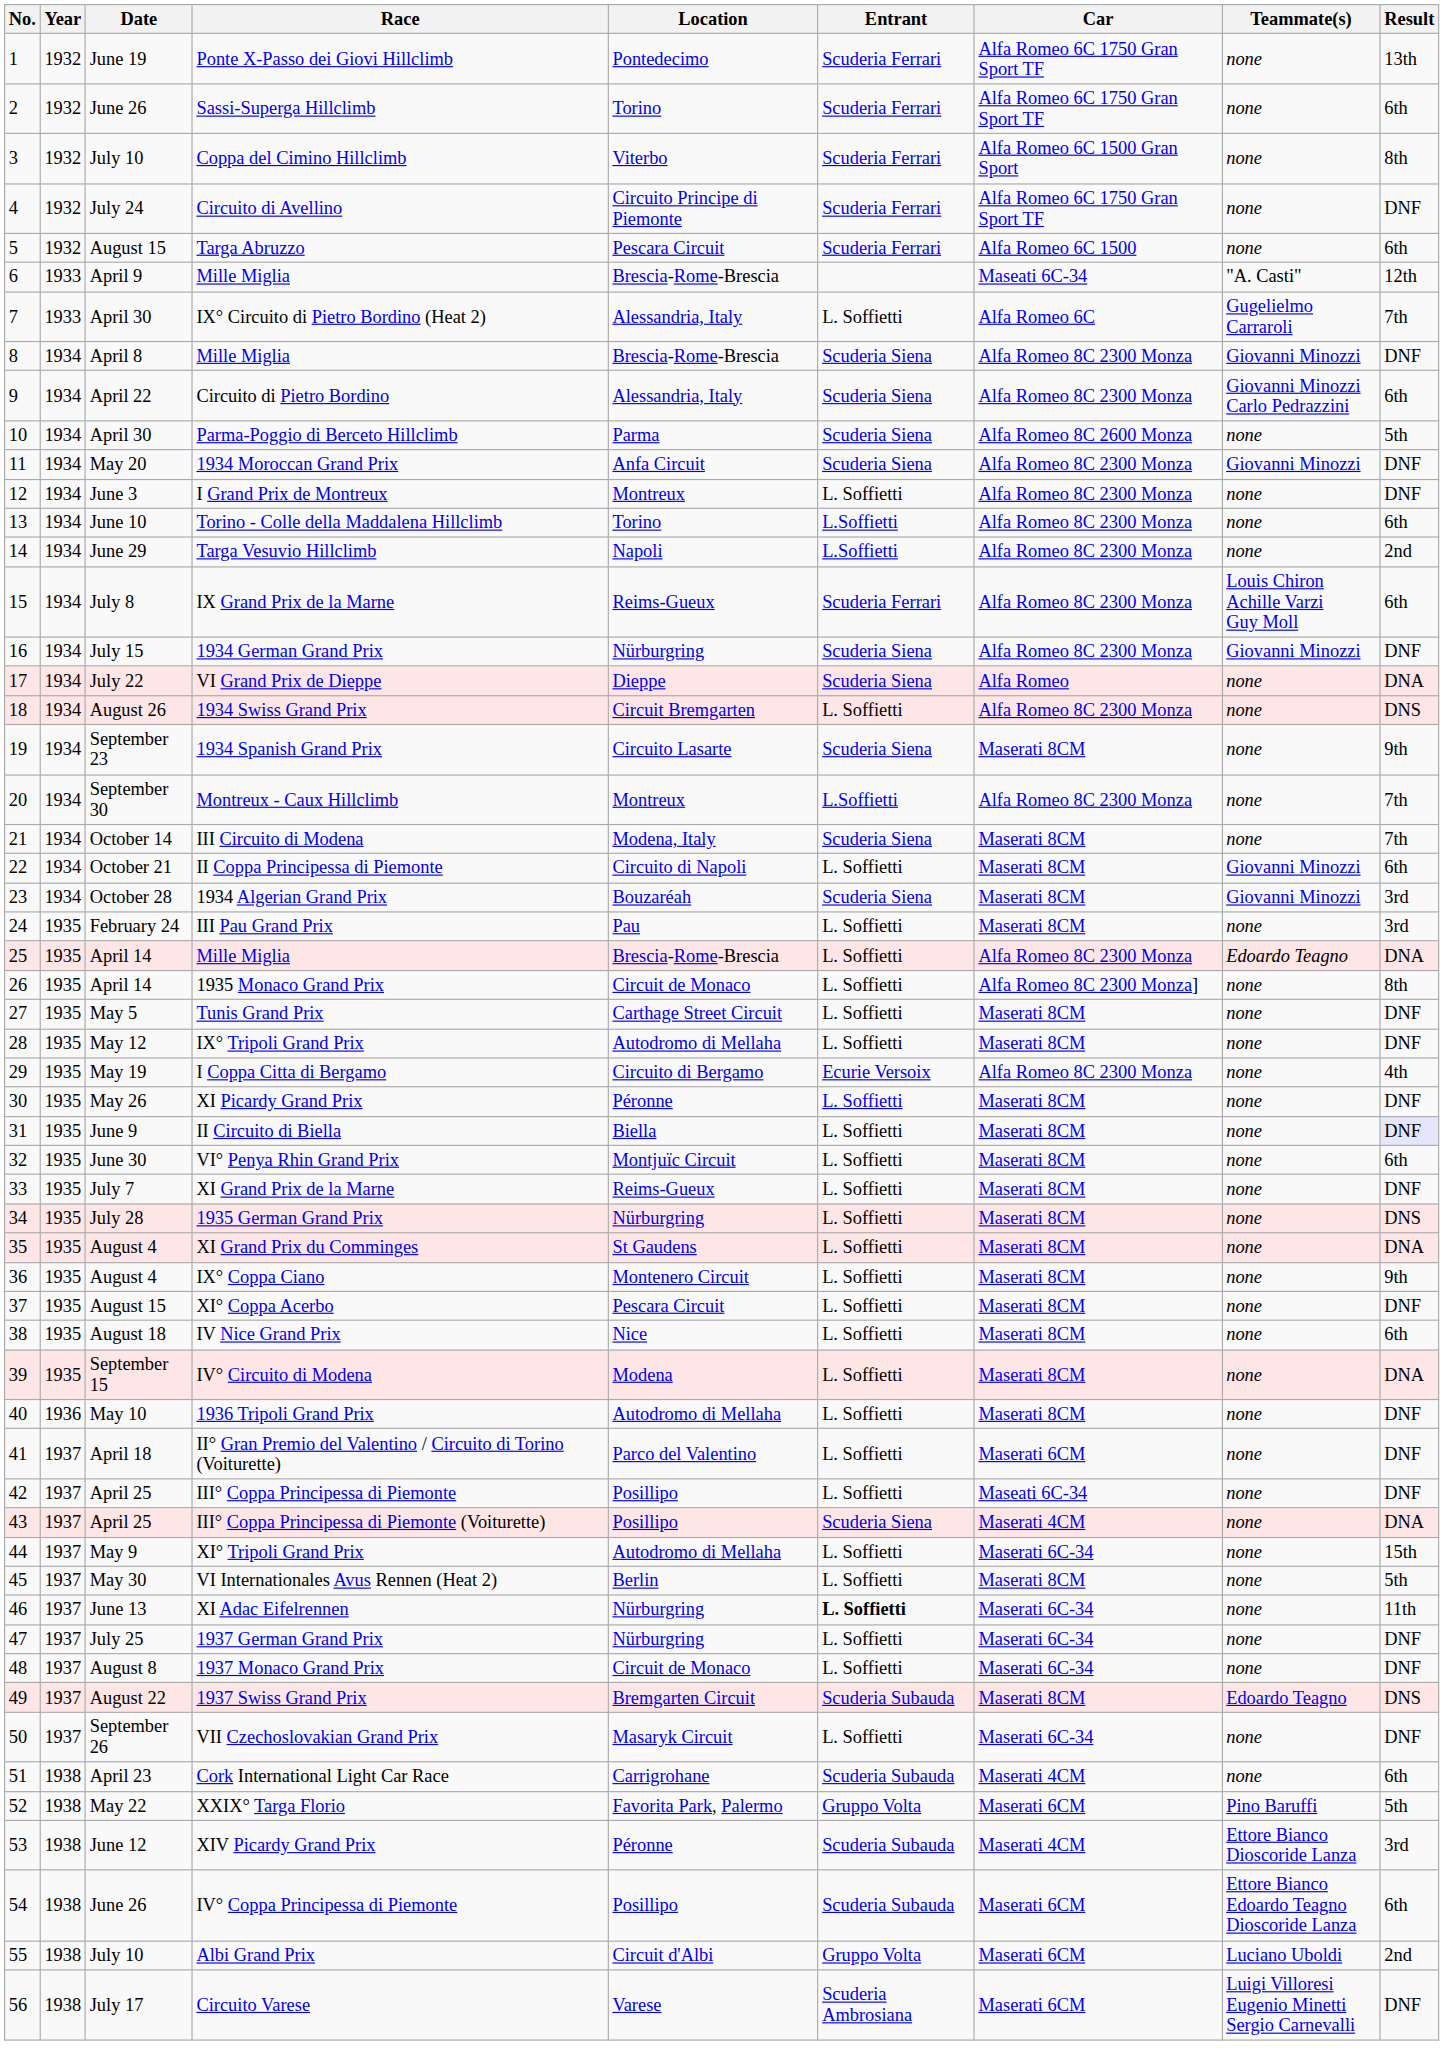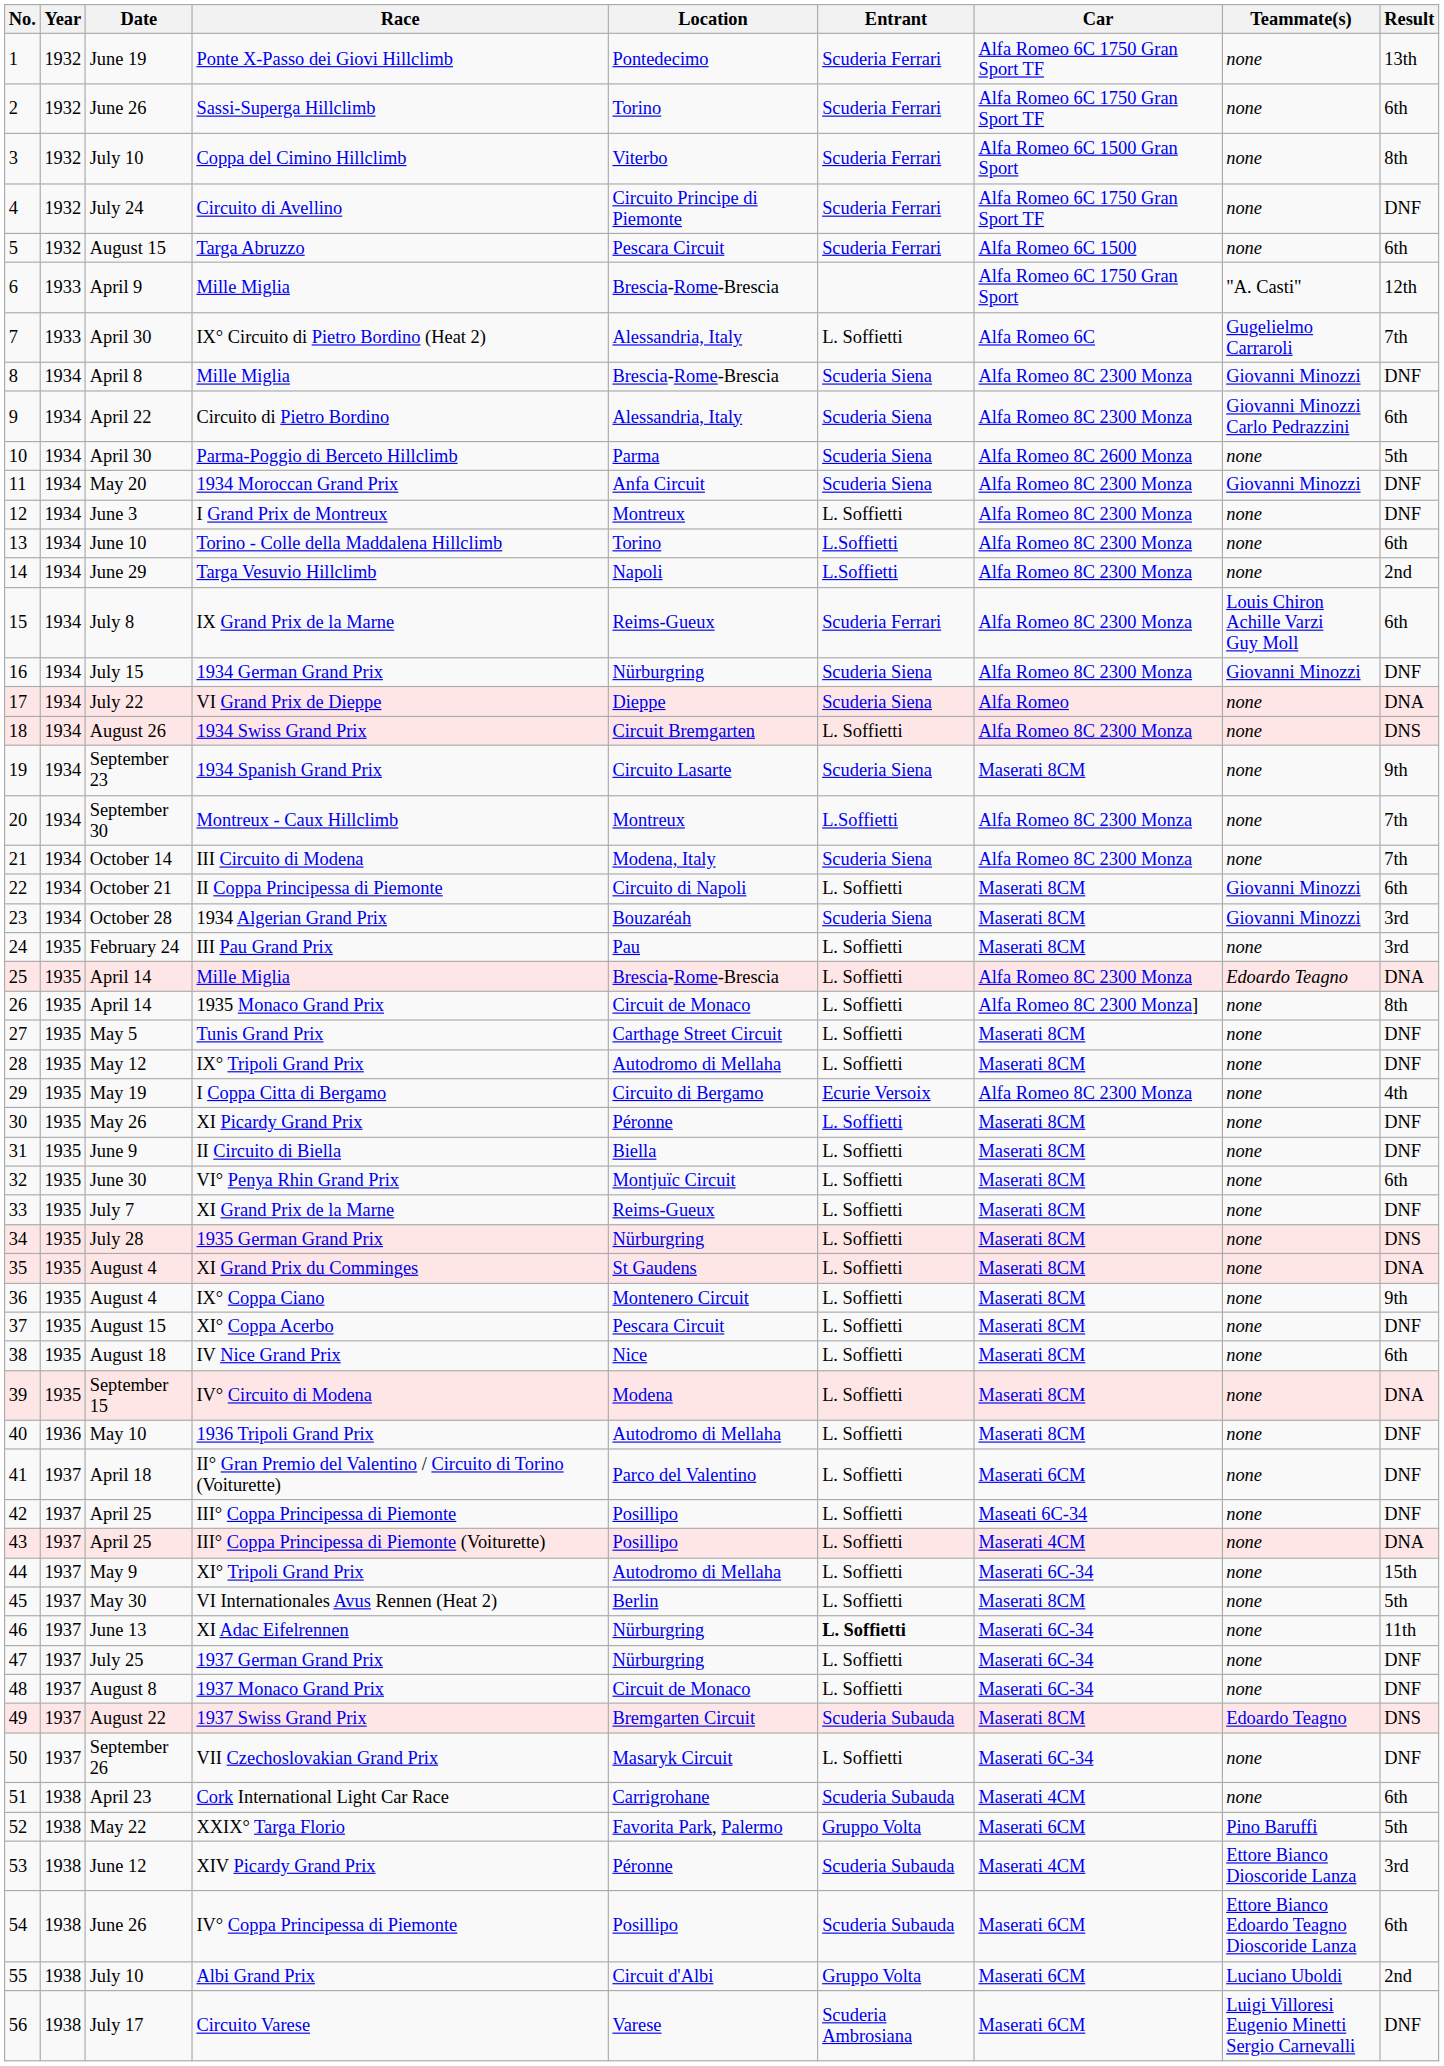(1033, 276) Maseati 6C-34 -> (1078, 287) Alfa Romeo 6C 1750 Gran Sport
(1032, 838) Maserati 8CM -> (1085, 859) Alfa Romeo 8C 2300 Monza
(1403, 1130) lavender background -> (1403, 1151) no background
(877, 1522) Scuderia Siena -> (862, 1542) L. Soffietti
